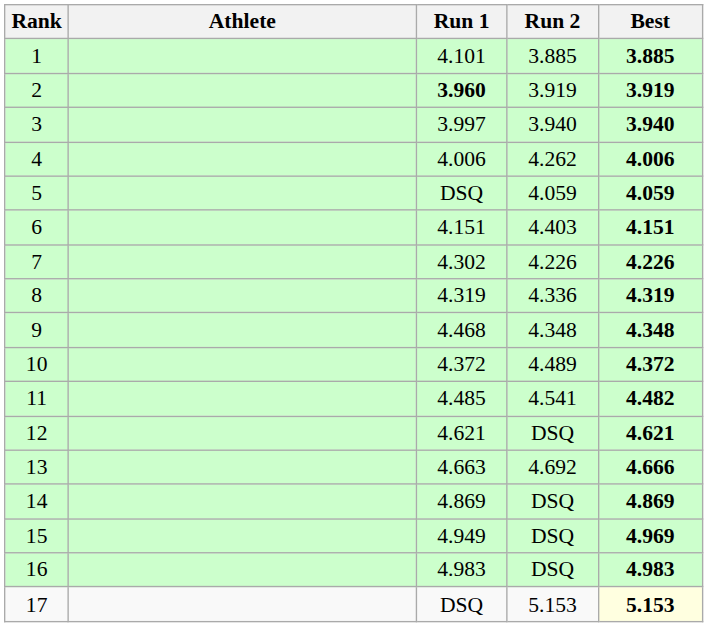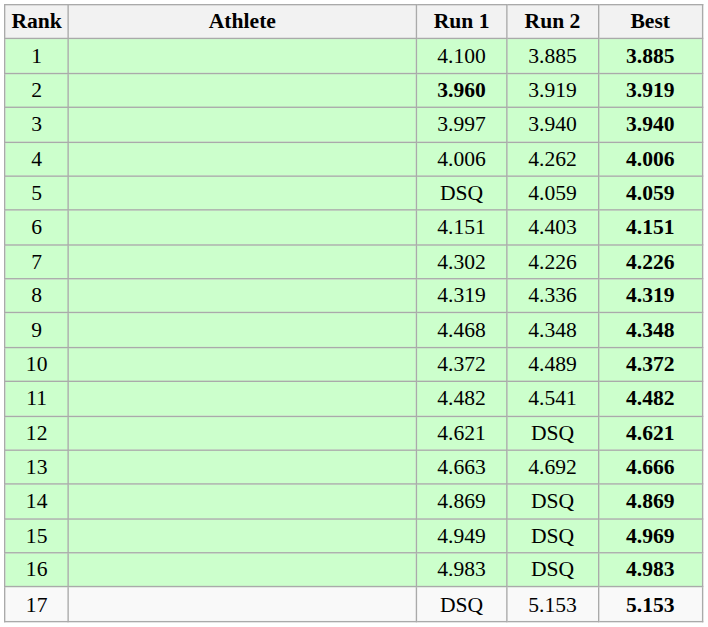(462, 55) 4.101 -> (462, 55) 4.100
(462, 398) 4.485 -> (462, 398) 4.482
(650, 603) lightyellow background -> (650, 603) no background
